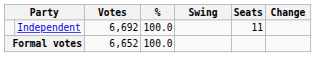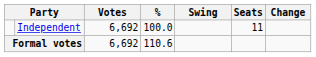(124, 44) 6,652 -> (124, 44) 6,692
(158, 44) 100.0 -> (158, 44) 110.6
